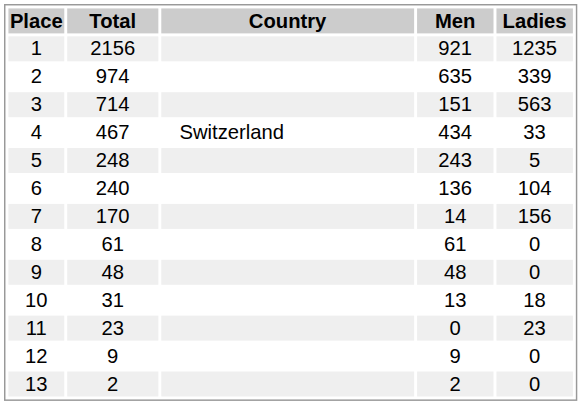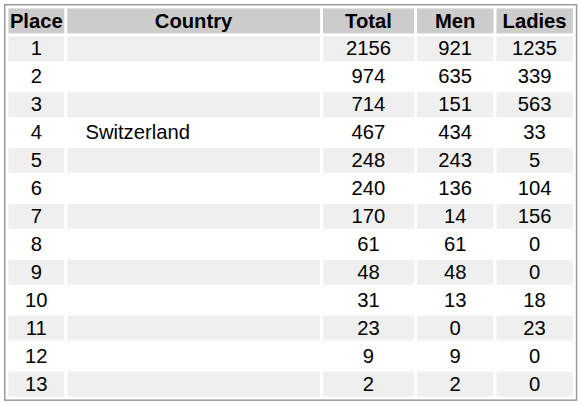columns swapped: (288, 21) <-> (113, 21)
